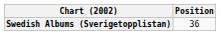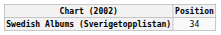(194, 24) 36 -> (194, 24) 34
